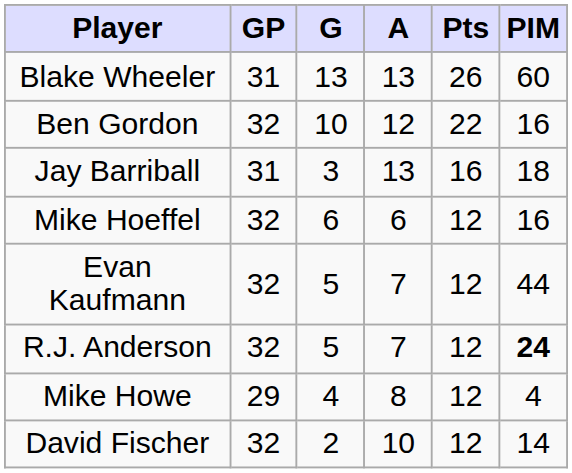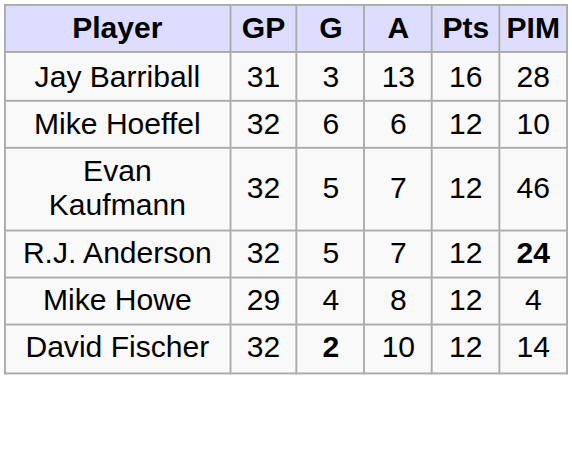- row: (117, 76)
- row: (117, 123)
(533, 171) 18 -> (533, 76) 28
(533, 219) 16 -> (533, 123) 10
(533, 283) 44 -> (533, 188) 46
(331, 443) normal -> (331, 348) bold
